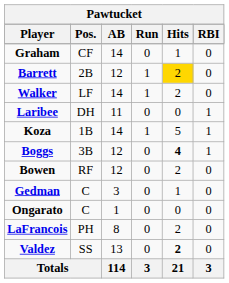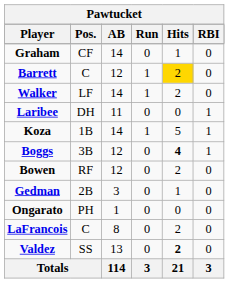(86, 73) 2B -> (86, 73) C
(86, 190) C -> (86, 190) 2B
(86, 209) C -> (86, 209) PH
(86, 229) PH -> (86, 229) C
